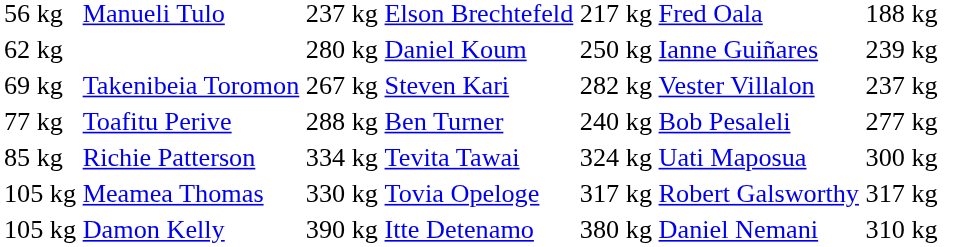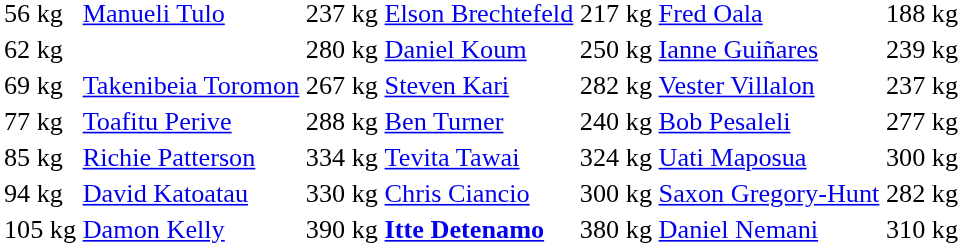+ row: (165, 193)
- row: (173, 193)
(459, 229) normal -> (464, 229) bold
